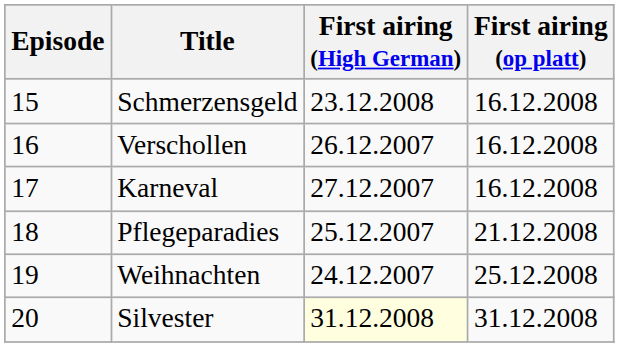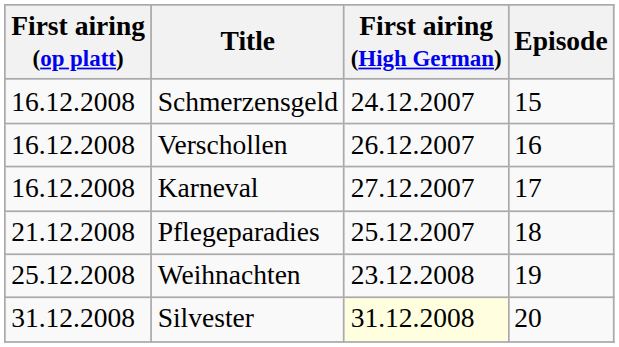columns swapped: (58, 41) <-> (541, 41)
(372, 100) 23.12.2008 -> (413, 100) 24.12.2007
(372, 275) 24.12.2007 -> (413, 275) 23.12.2008
